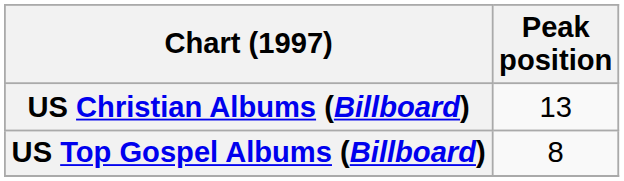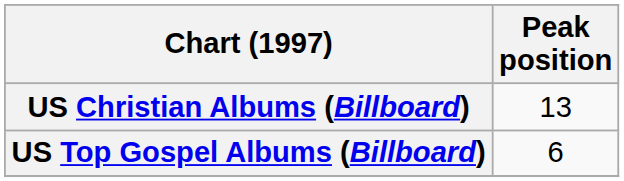(556, 152) 8 -> (556, 152) 6
